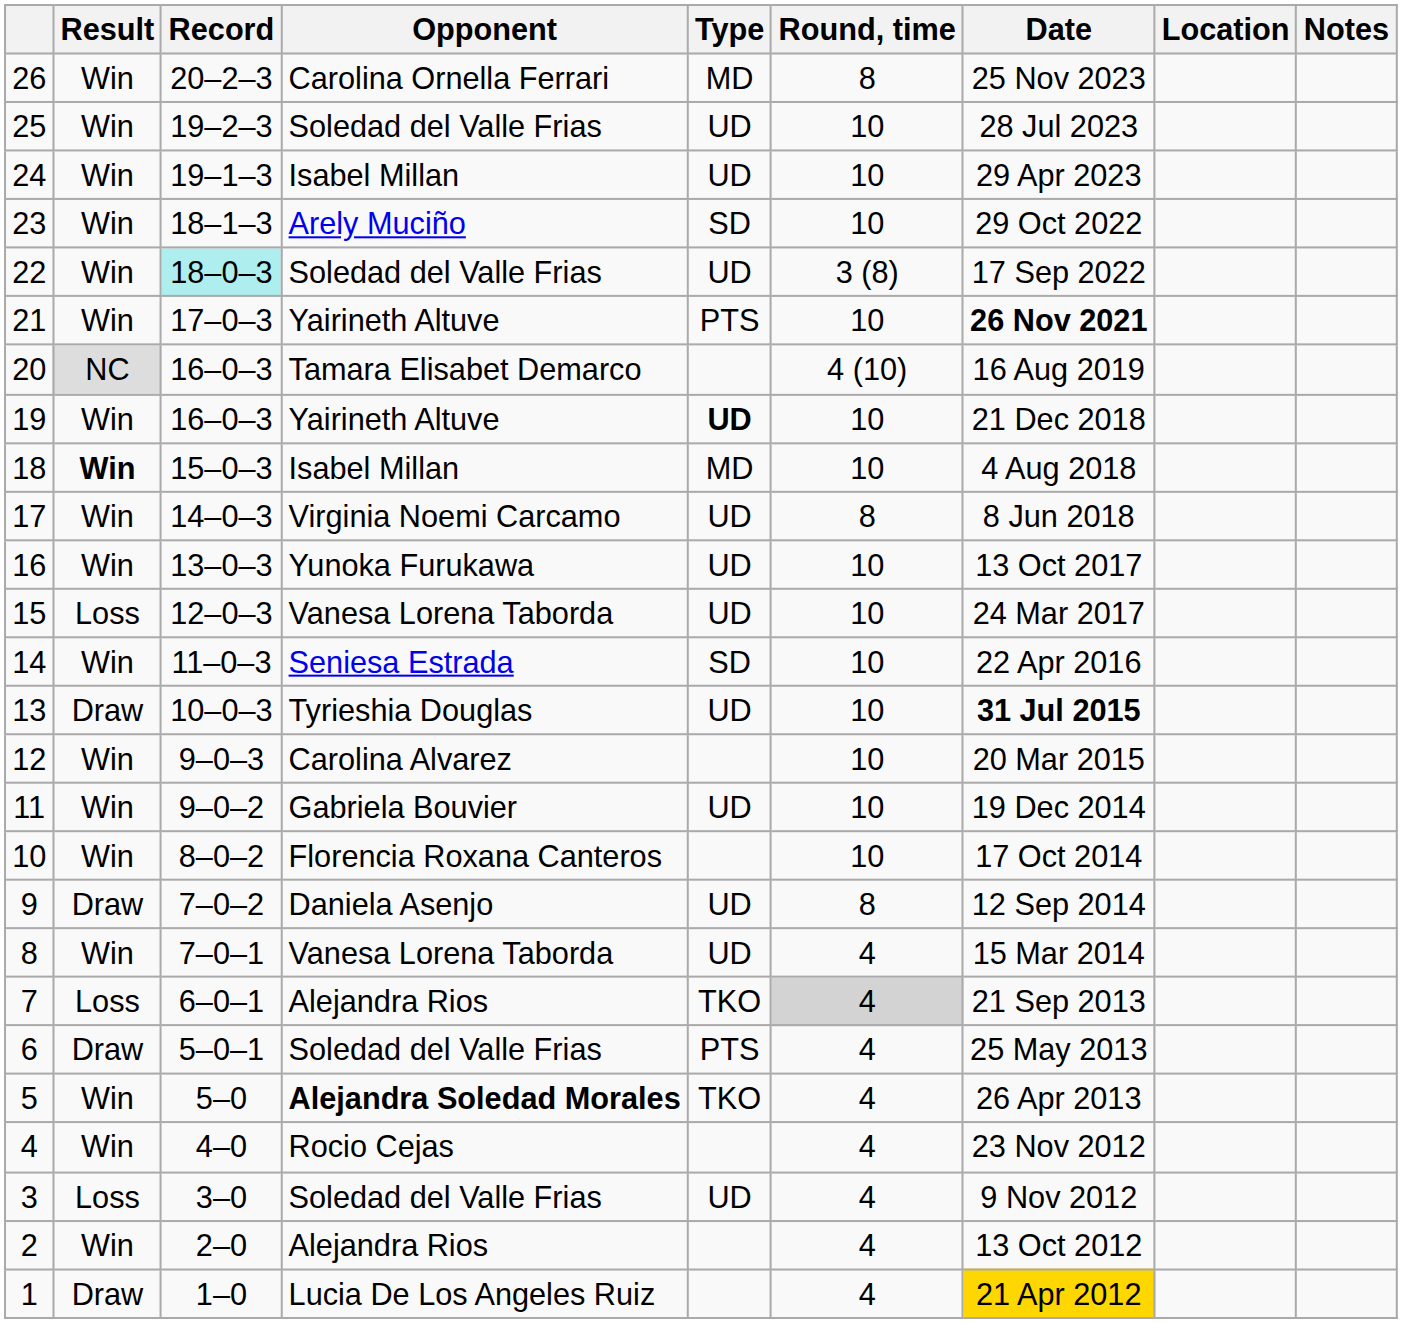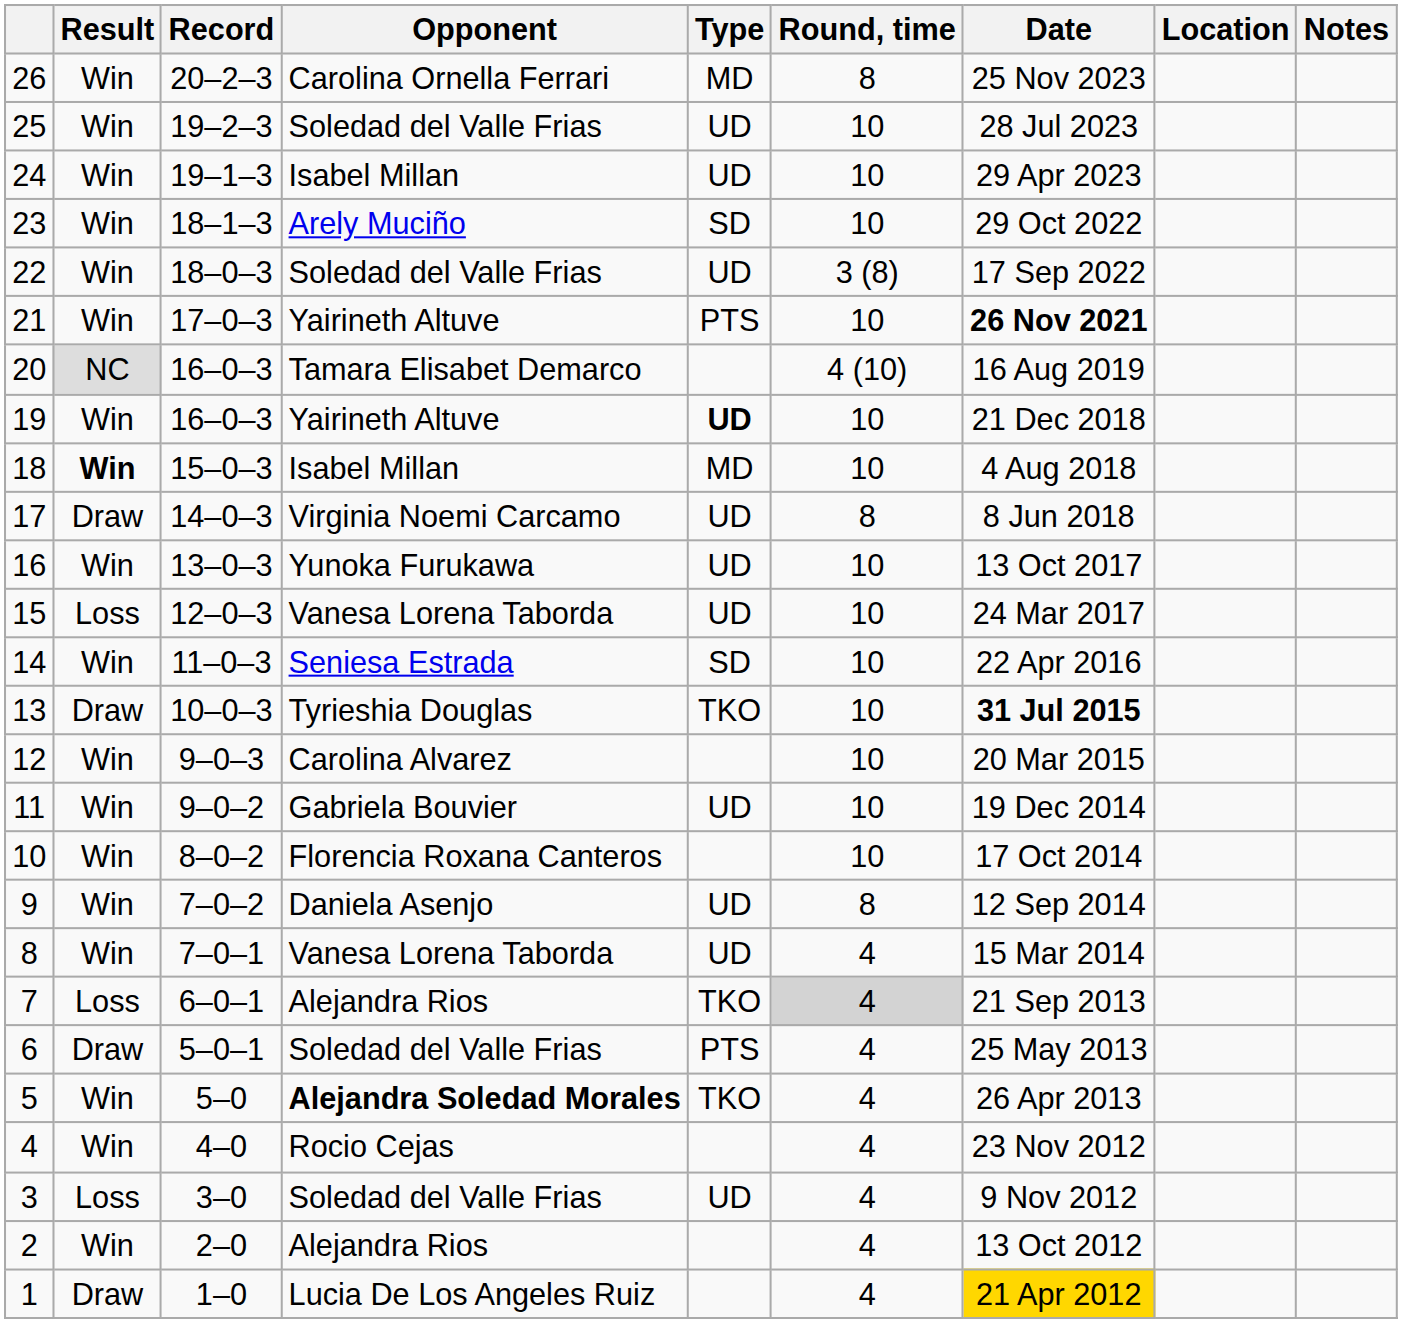(221, 273) paleturquoise background -> (221, 273) no background
(107, 516) Win -> (107, 516) Draw
(730, 710) UD -> (730, 710) TKO
(107, 904) Draw -> (107, 904) Win
